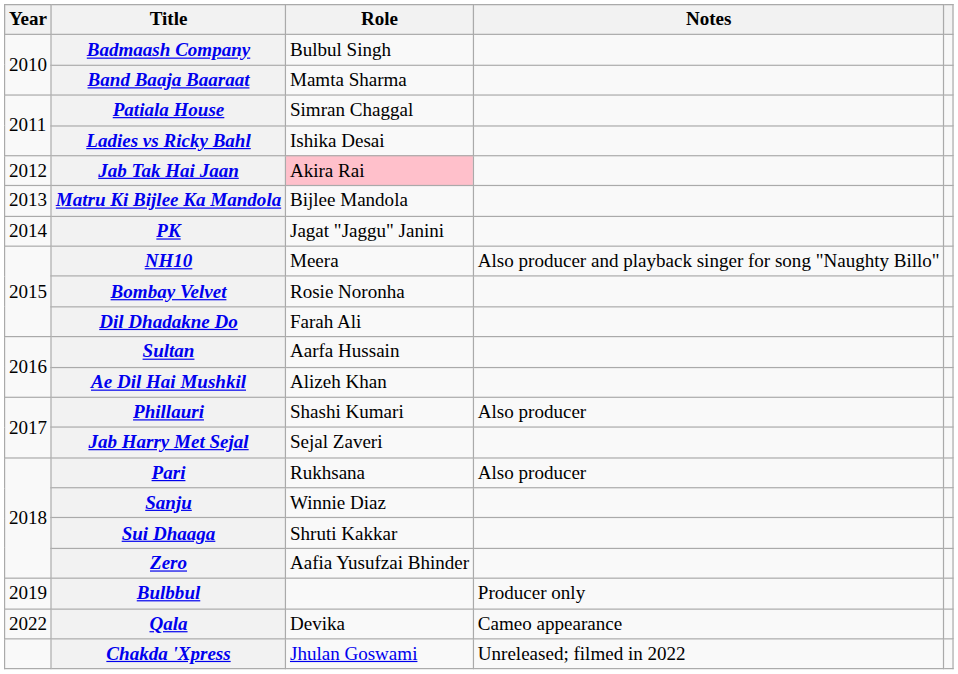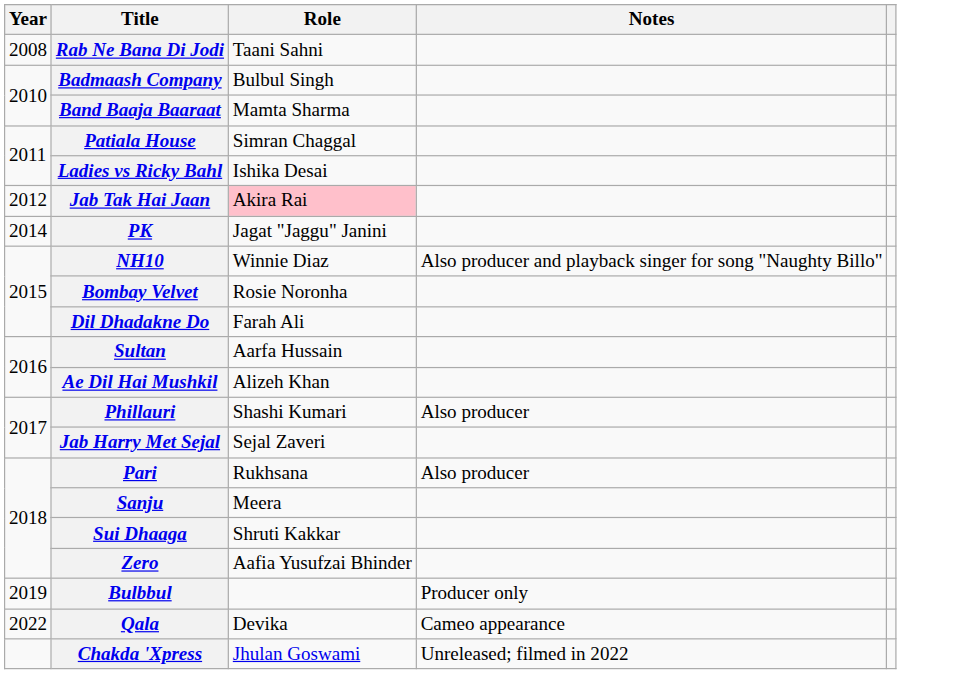+ row: (140, 49)
- row: (169, 200)
(314, 261) Meera -> (281, 261) Winnie Diaz
(338, 502) Winnie Diaz -> (257, 502) Meera
